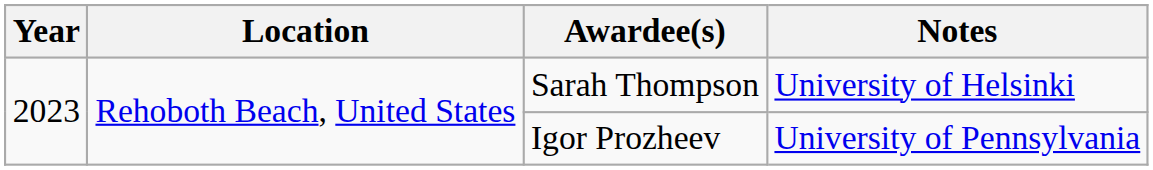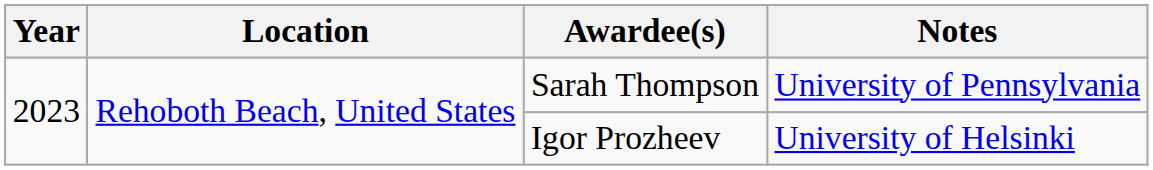(925, 84) University of Helsinki -> (957, 84) University of Pennsylvania
(957, 137) University of Pennsylvania -> (925, 137) University of Helsinki
